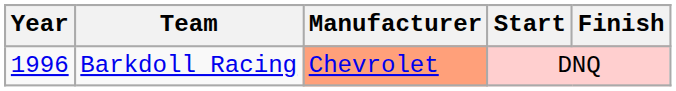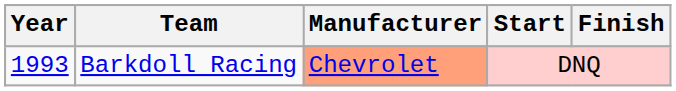(40, 65) 1996 -> (40, 65) 1993
